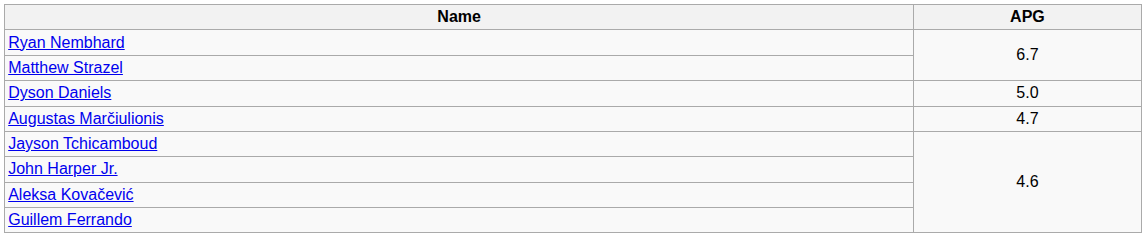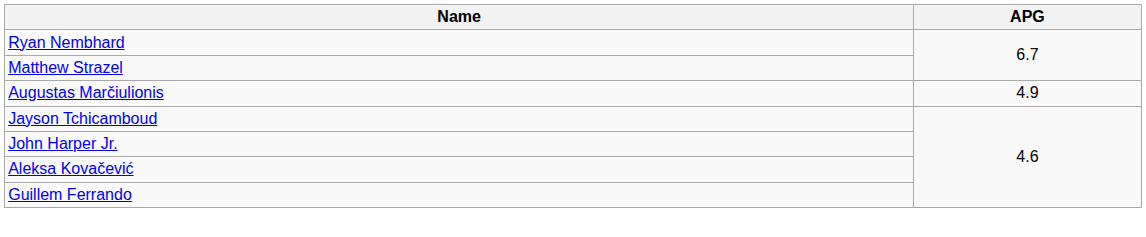- row: (60, 93)
(1027, 118) 4.7 -> (1027, 93) 4.9
